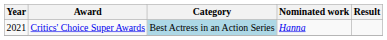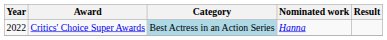(16, 27) 2021 -> (16, 27) 2022
